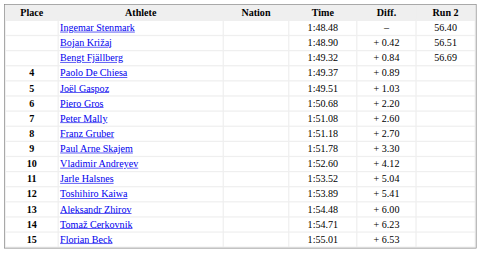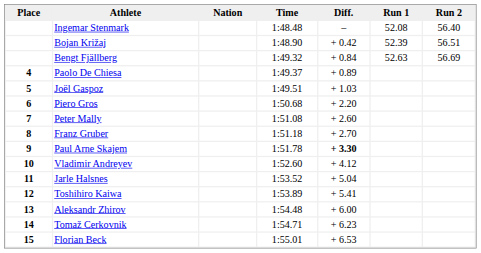+ column: (396, 13)
(386, 149) normal -> (344, 149) bold
